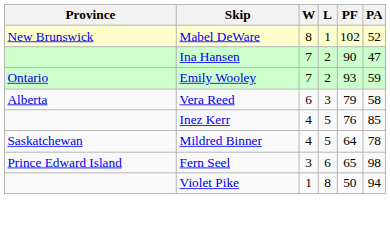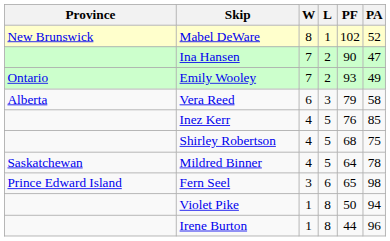(374, 78) 59 -> (374, 78) 49
+ row: (228, 141)
+ row: (213, 225)
